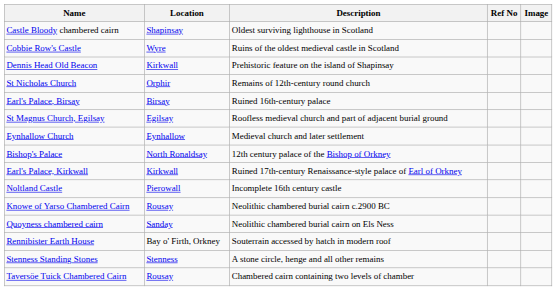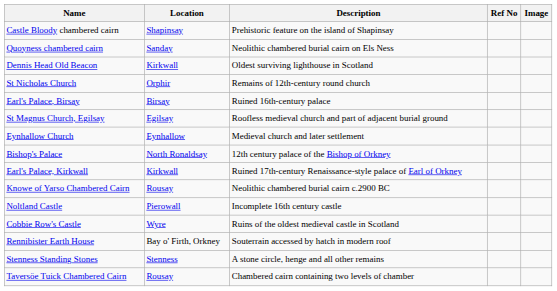(302, 31) Oldest surviving lighthouse in Scotland -> (313, 31) Prehistoric feature on the island of Shapinsay
rows swapped: (44, 48) <-> (55, 224)
(313, 66) Prehistoric feature on the island of Shapinsay -> (302, 66) Oldest surviving lighthouse in Scotland
rows swapped: (68, 206) <-> (34, 189)
